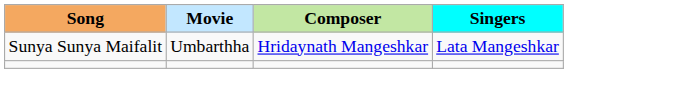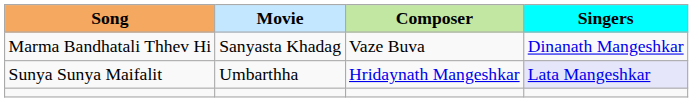+ row: (110, 46)
(498, 46) no background -> (589, 74) lavender background
